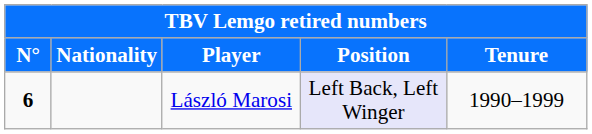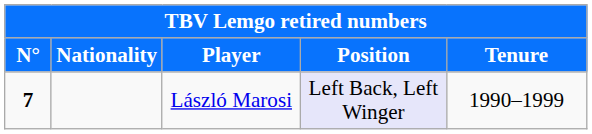(28, 100) 6 -> (28, 100) 7
